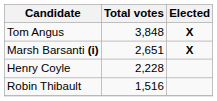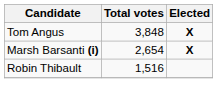(149, 50) 2,651 -> (149, 50) 2,654
- row: (39, 68)
